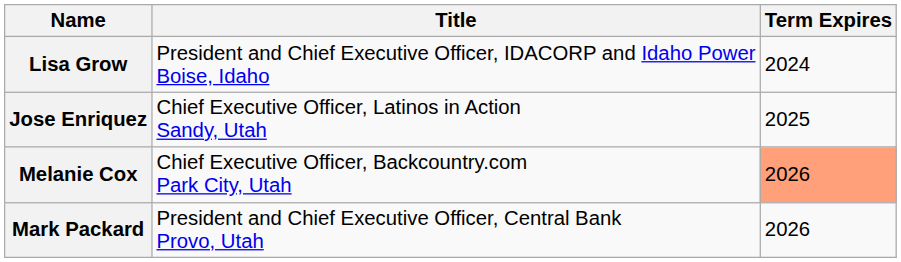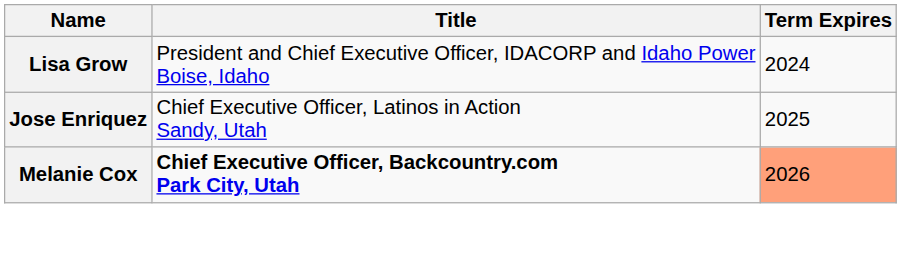(342, 174) normal -> (357, 174) bold
- row: (78, 229)
